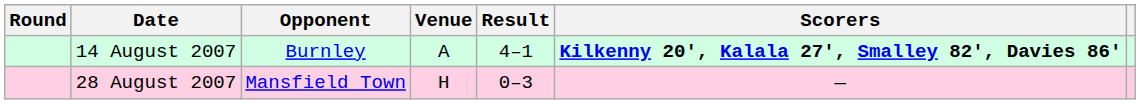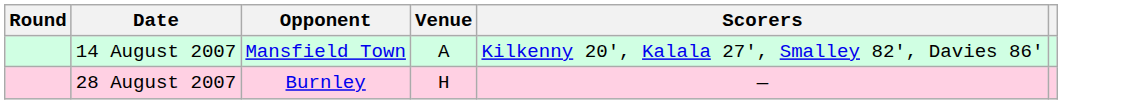- column: (516, 20)
(326, 51) Burnley -> (326, 51) Mansfield Town
(840, 51) bold -> (762, 51) normal
(326, 83) Mansfield Town -> (326, 83) Burnley
